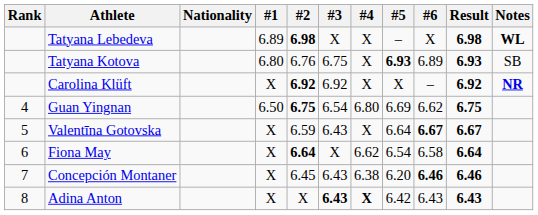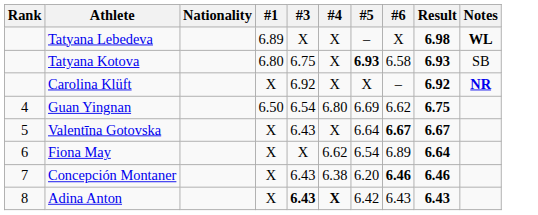- column: (303, 15)
(430, 61) 6.89 -> (398, 61) 6.58
(430, 152) 6.58 -> (398, 152) 6.89
